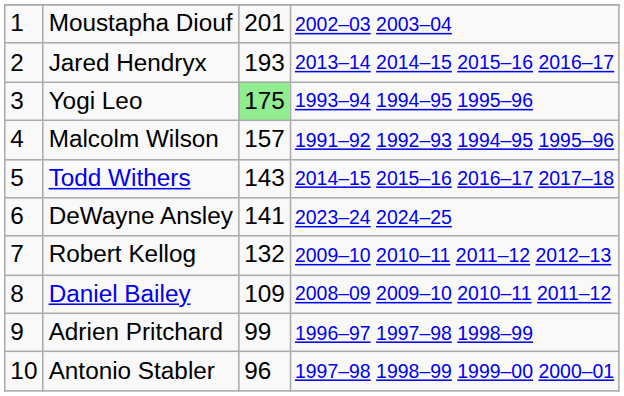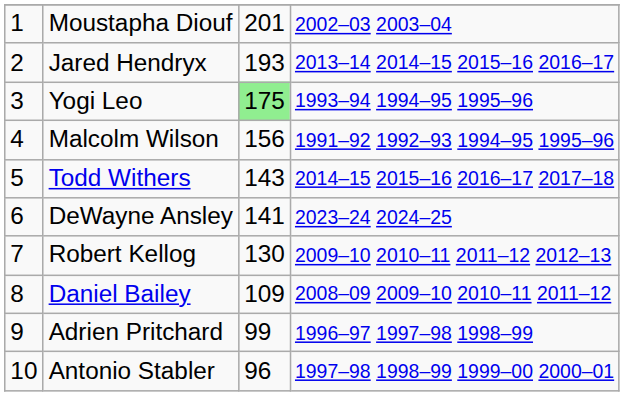(264, 139) 157 -> (264, 139) 156
(264, 255) 132 -> (264, 255) 130
